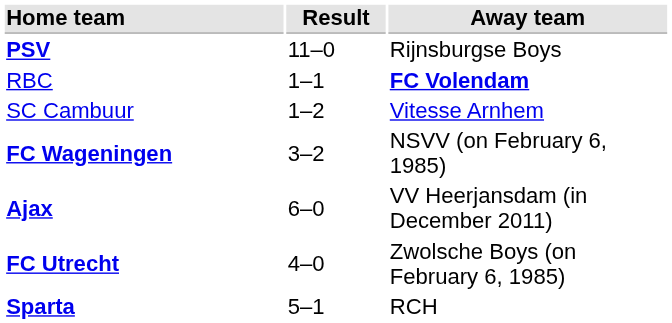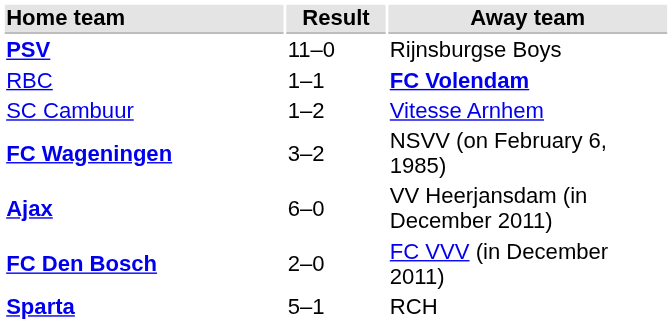+ row: (82, 264)
- row: (63, 264)
